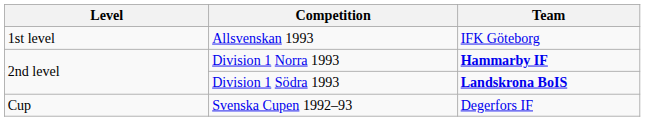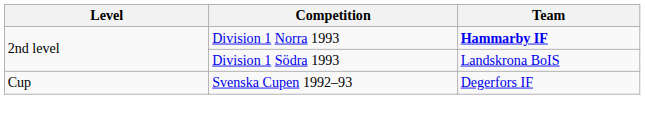- row: (263, 37)
(514, 82) bold -> (510, 60) normal
